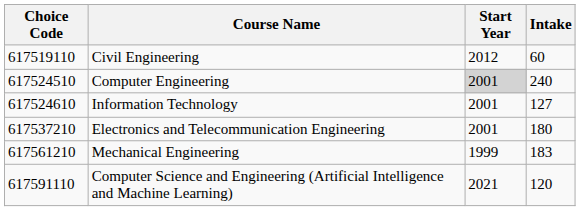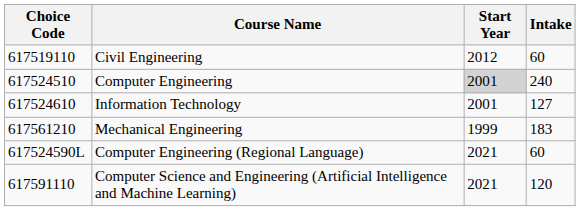- row: (238, 128)
+ row: (229, 152)
